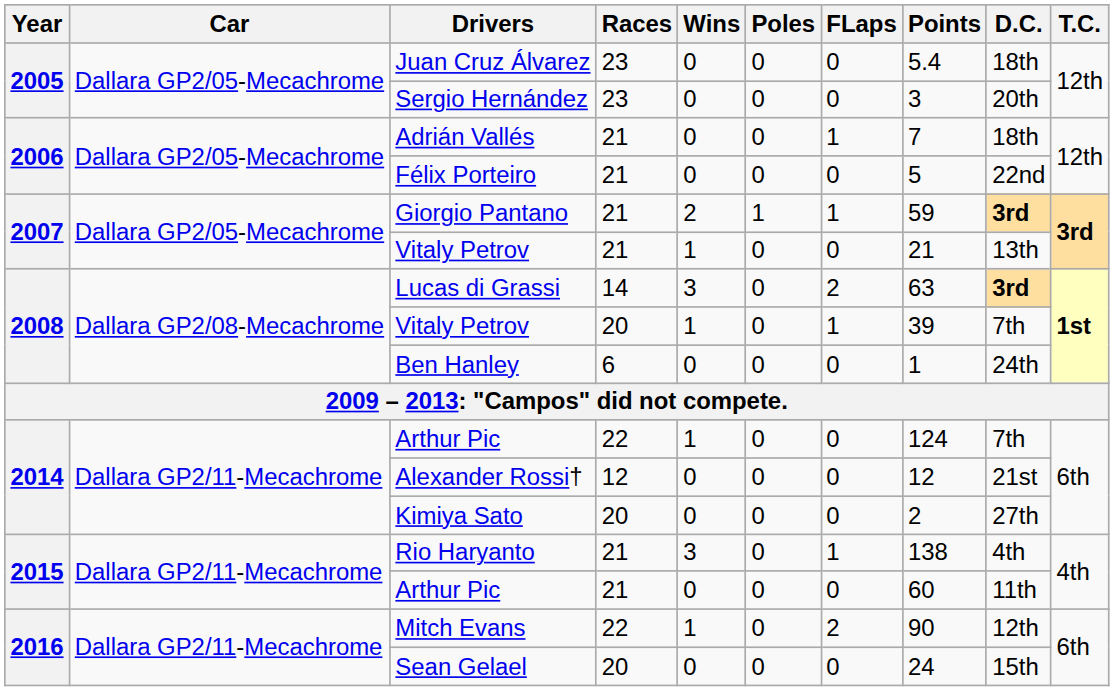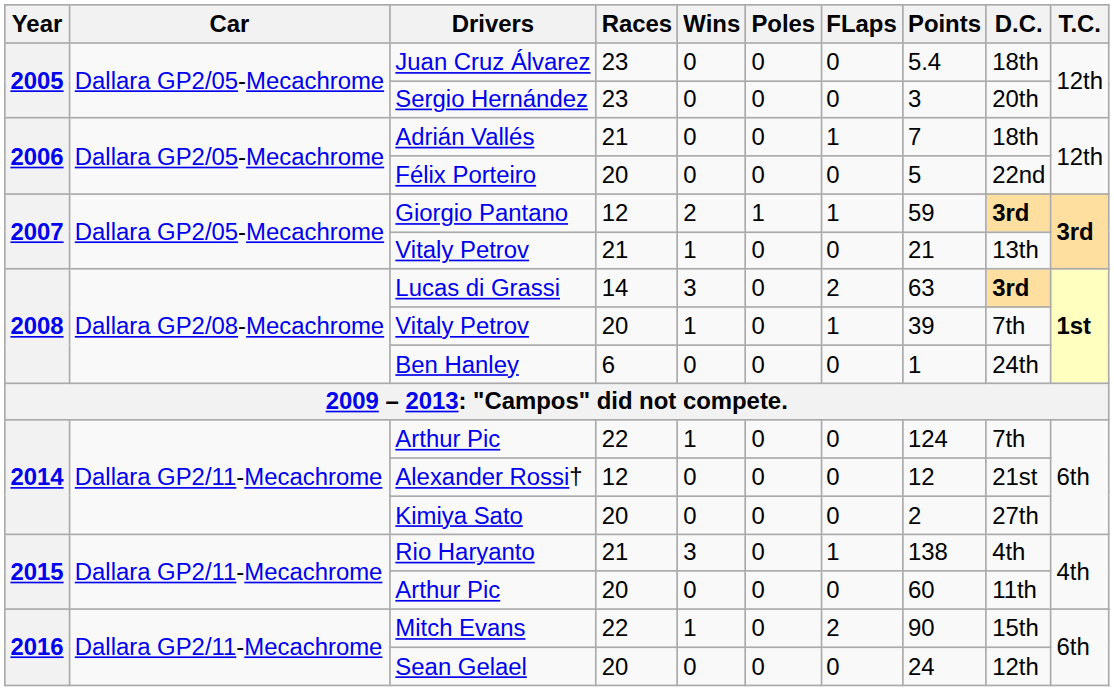(615, 175) 21 -> (615, 175) 20
(615, 213) 21 -> (615, 213) 12
(615, 591) 21 -> (615, 591) 20
(1015, 628) 12th -> (1015, 628) 15th
(1015, 666) 15th -> (1015, 666) 12th
